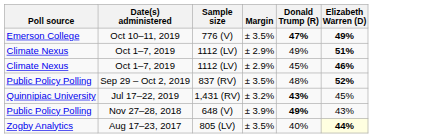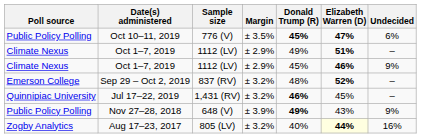+ column: (392, 22)
(43, 36) Emerson College -> (49, 36) Public Policy Polling
(299, 36) 47% -> (299, 36) 45%
(345, 36) 49% -> (345, 36) 47%
(49, 81) Public Policy Polling -> (43, 81) Emerson College
(259, 81) ± 3.5% -> (259, 81) ± 3.2%
(299, 96) 43% -> (299, 96) 46%
(259, 126) ± 3.5% -> (259, 126) ± 3.2%
